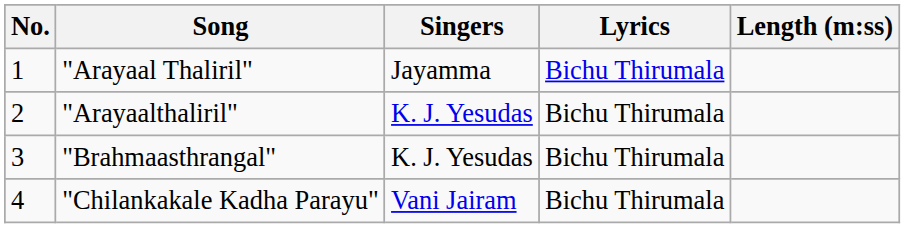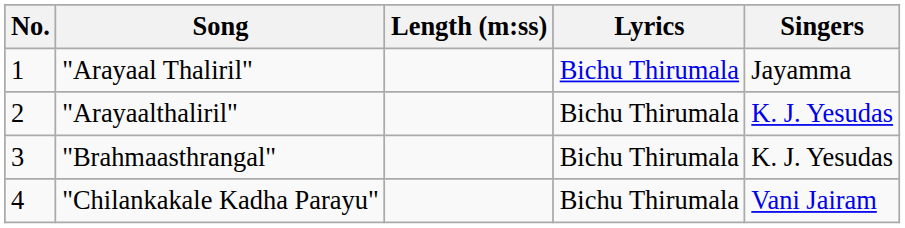columns swapped: (462, 26) <-> (815, 26)
